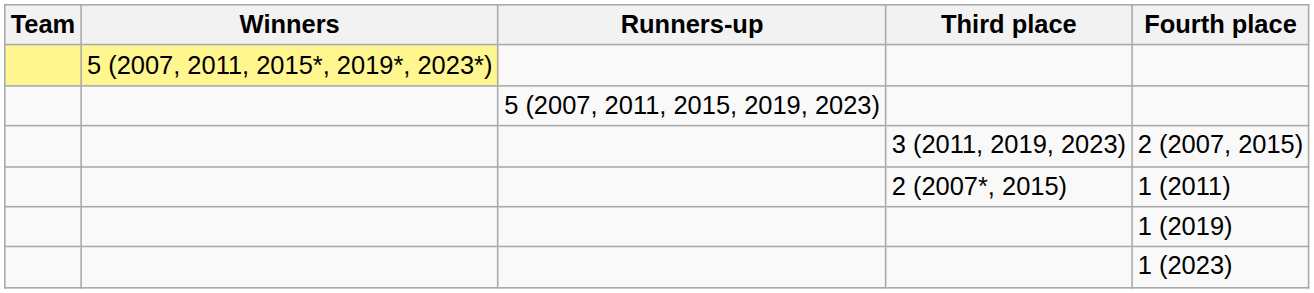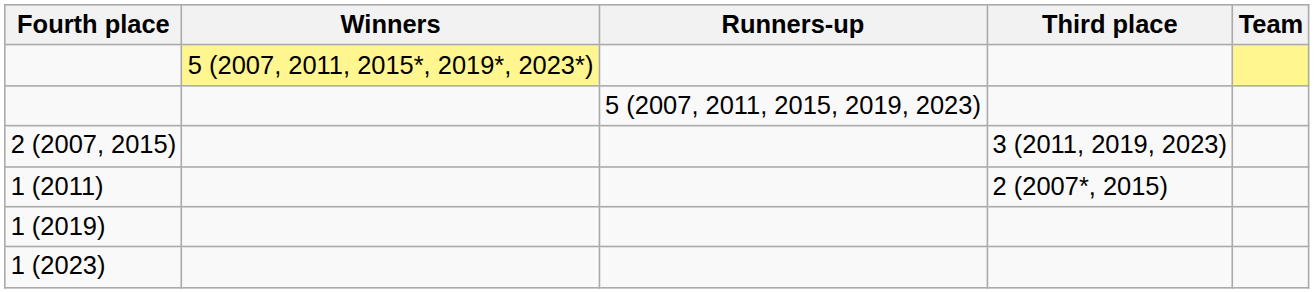columns swapped: (43, 24) <-> (1220, 24)
